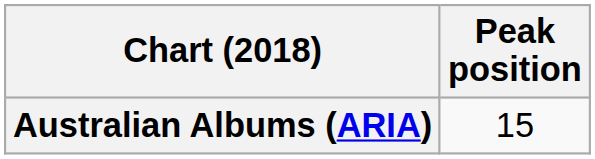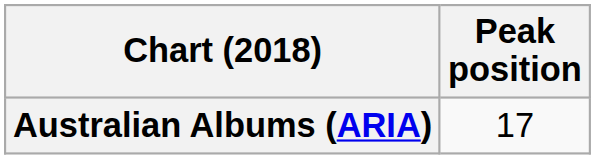(515, 125) 15 -> (515, 125) 17
